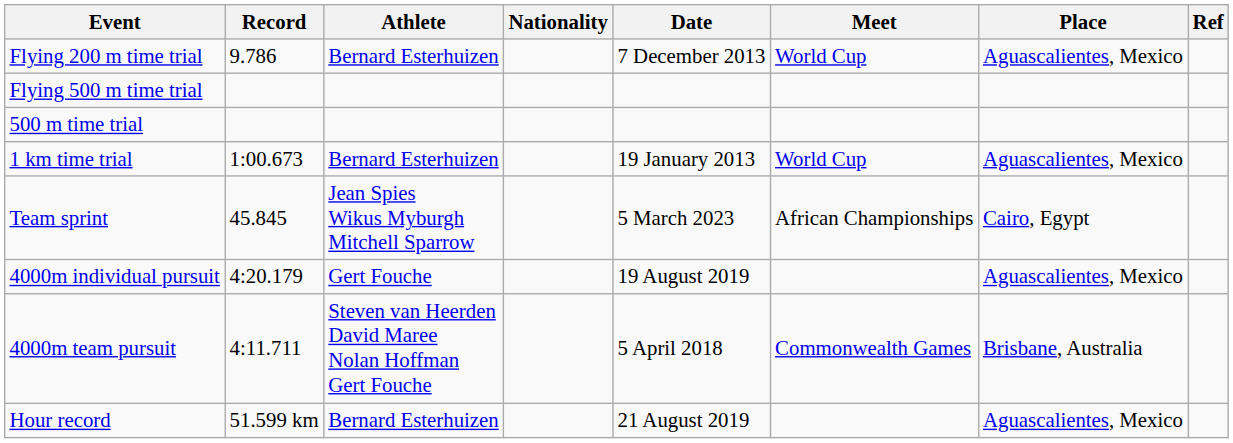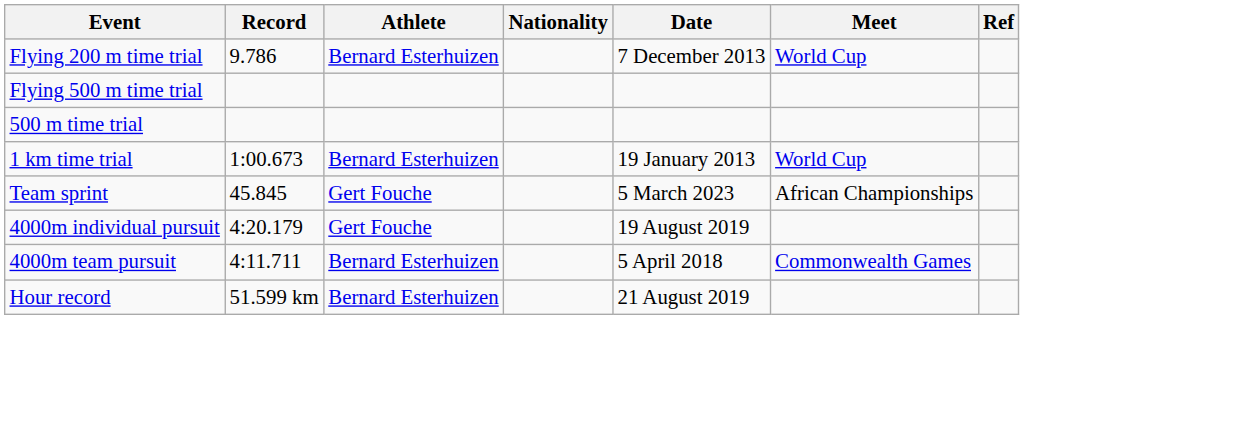- column: (1083, 21)
(401, 218) Jean Spies Wikus Myburgh Mitchell Sparrow -> (380, 193) Gert Fouche
(412, 348) Steven van Heerden David Maree Nolan Hoffman Gert Fouche -> (414, 262) Bernard Esterhuizen
